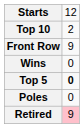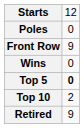rows swapped: (33, 98) <-> (33, 30)
(71, 115) pink background -> (71, 115) no background
